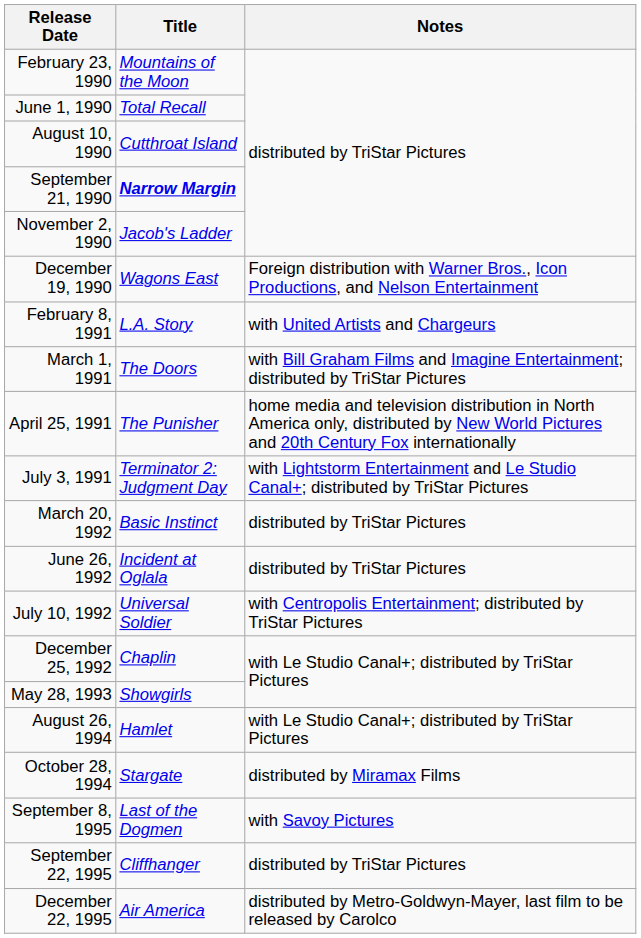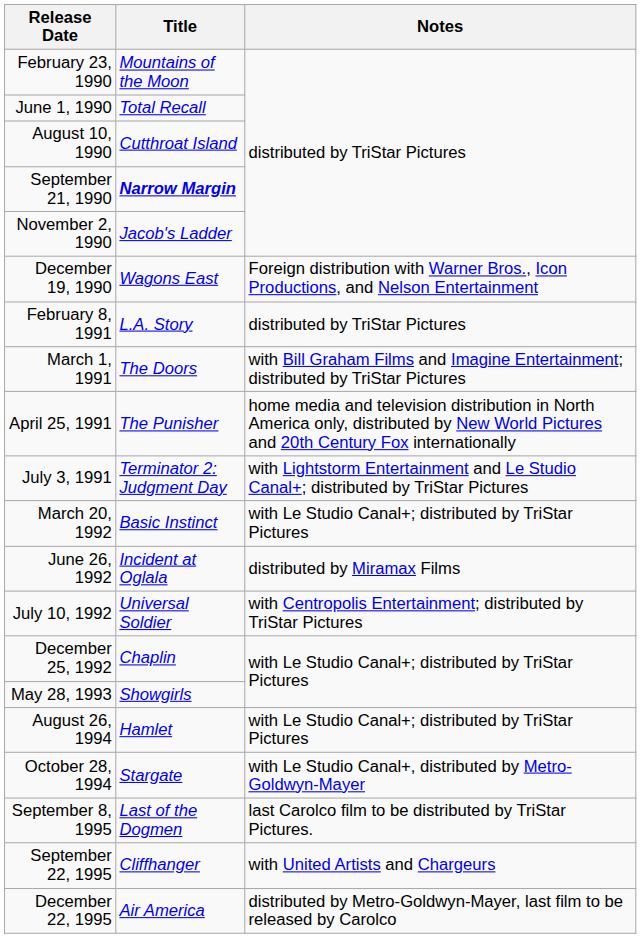(372, 324) with United Artists and Chargeurs -> (357, 324) distributed by TriStar Pictures
(357, 523) distributed by TriStar Pictures -> (411, 523) with Le Studio Canal+; distributed by TriStar Pictures
(357, 568) distributed by TriStar Pictures -> (354, 568) distributed by Miramax Films
(354, 775) distributed by Miramax Films -> (410, 775) with Le Studio Canal+, distributed by Metro-Goldwyn-Mayer
(321, 820) with Savoy Pictures -> (407, 820) last Carolco film to be distributed by TriStar Pictures.
(357, 865) distributed by TriStar Pictures -> (372, 865) with United Artists and Chargeurs
